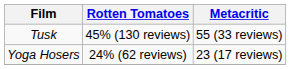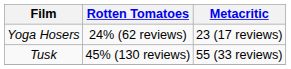rows swapped: (43, 34) <-> (43, 54)
